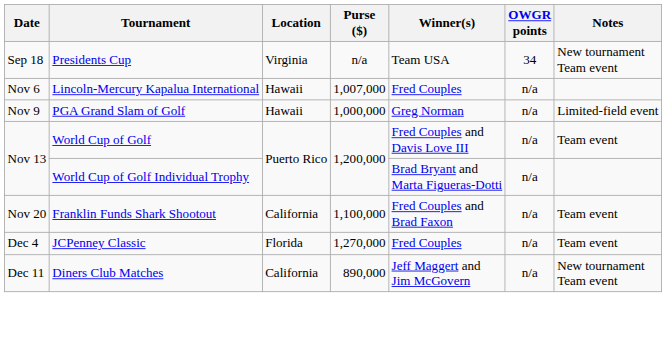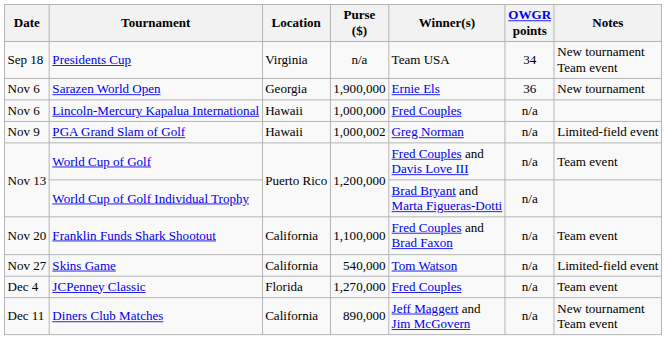+ row: (106, 89)
(359, 89) 1,007,000 -> (359, 111) 1,000,000
(359, 111) 1,000,000 -> (359, 132) 1,000,002
+ row: (84, 265)
